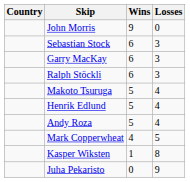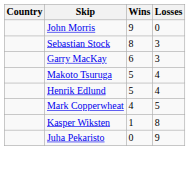(131, 43) 6 -> (131, 43) 8
- row: (74, 75)
- row: (69, 122)
